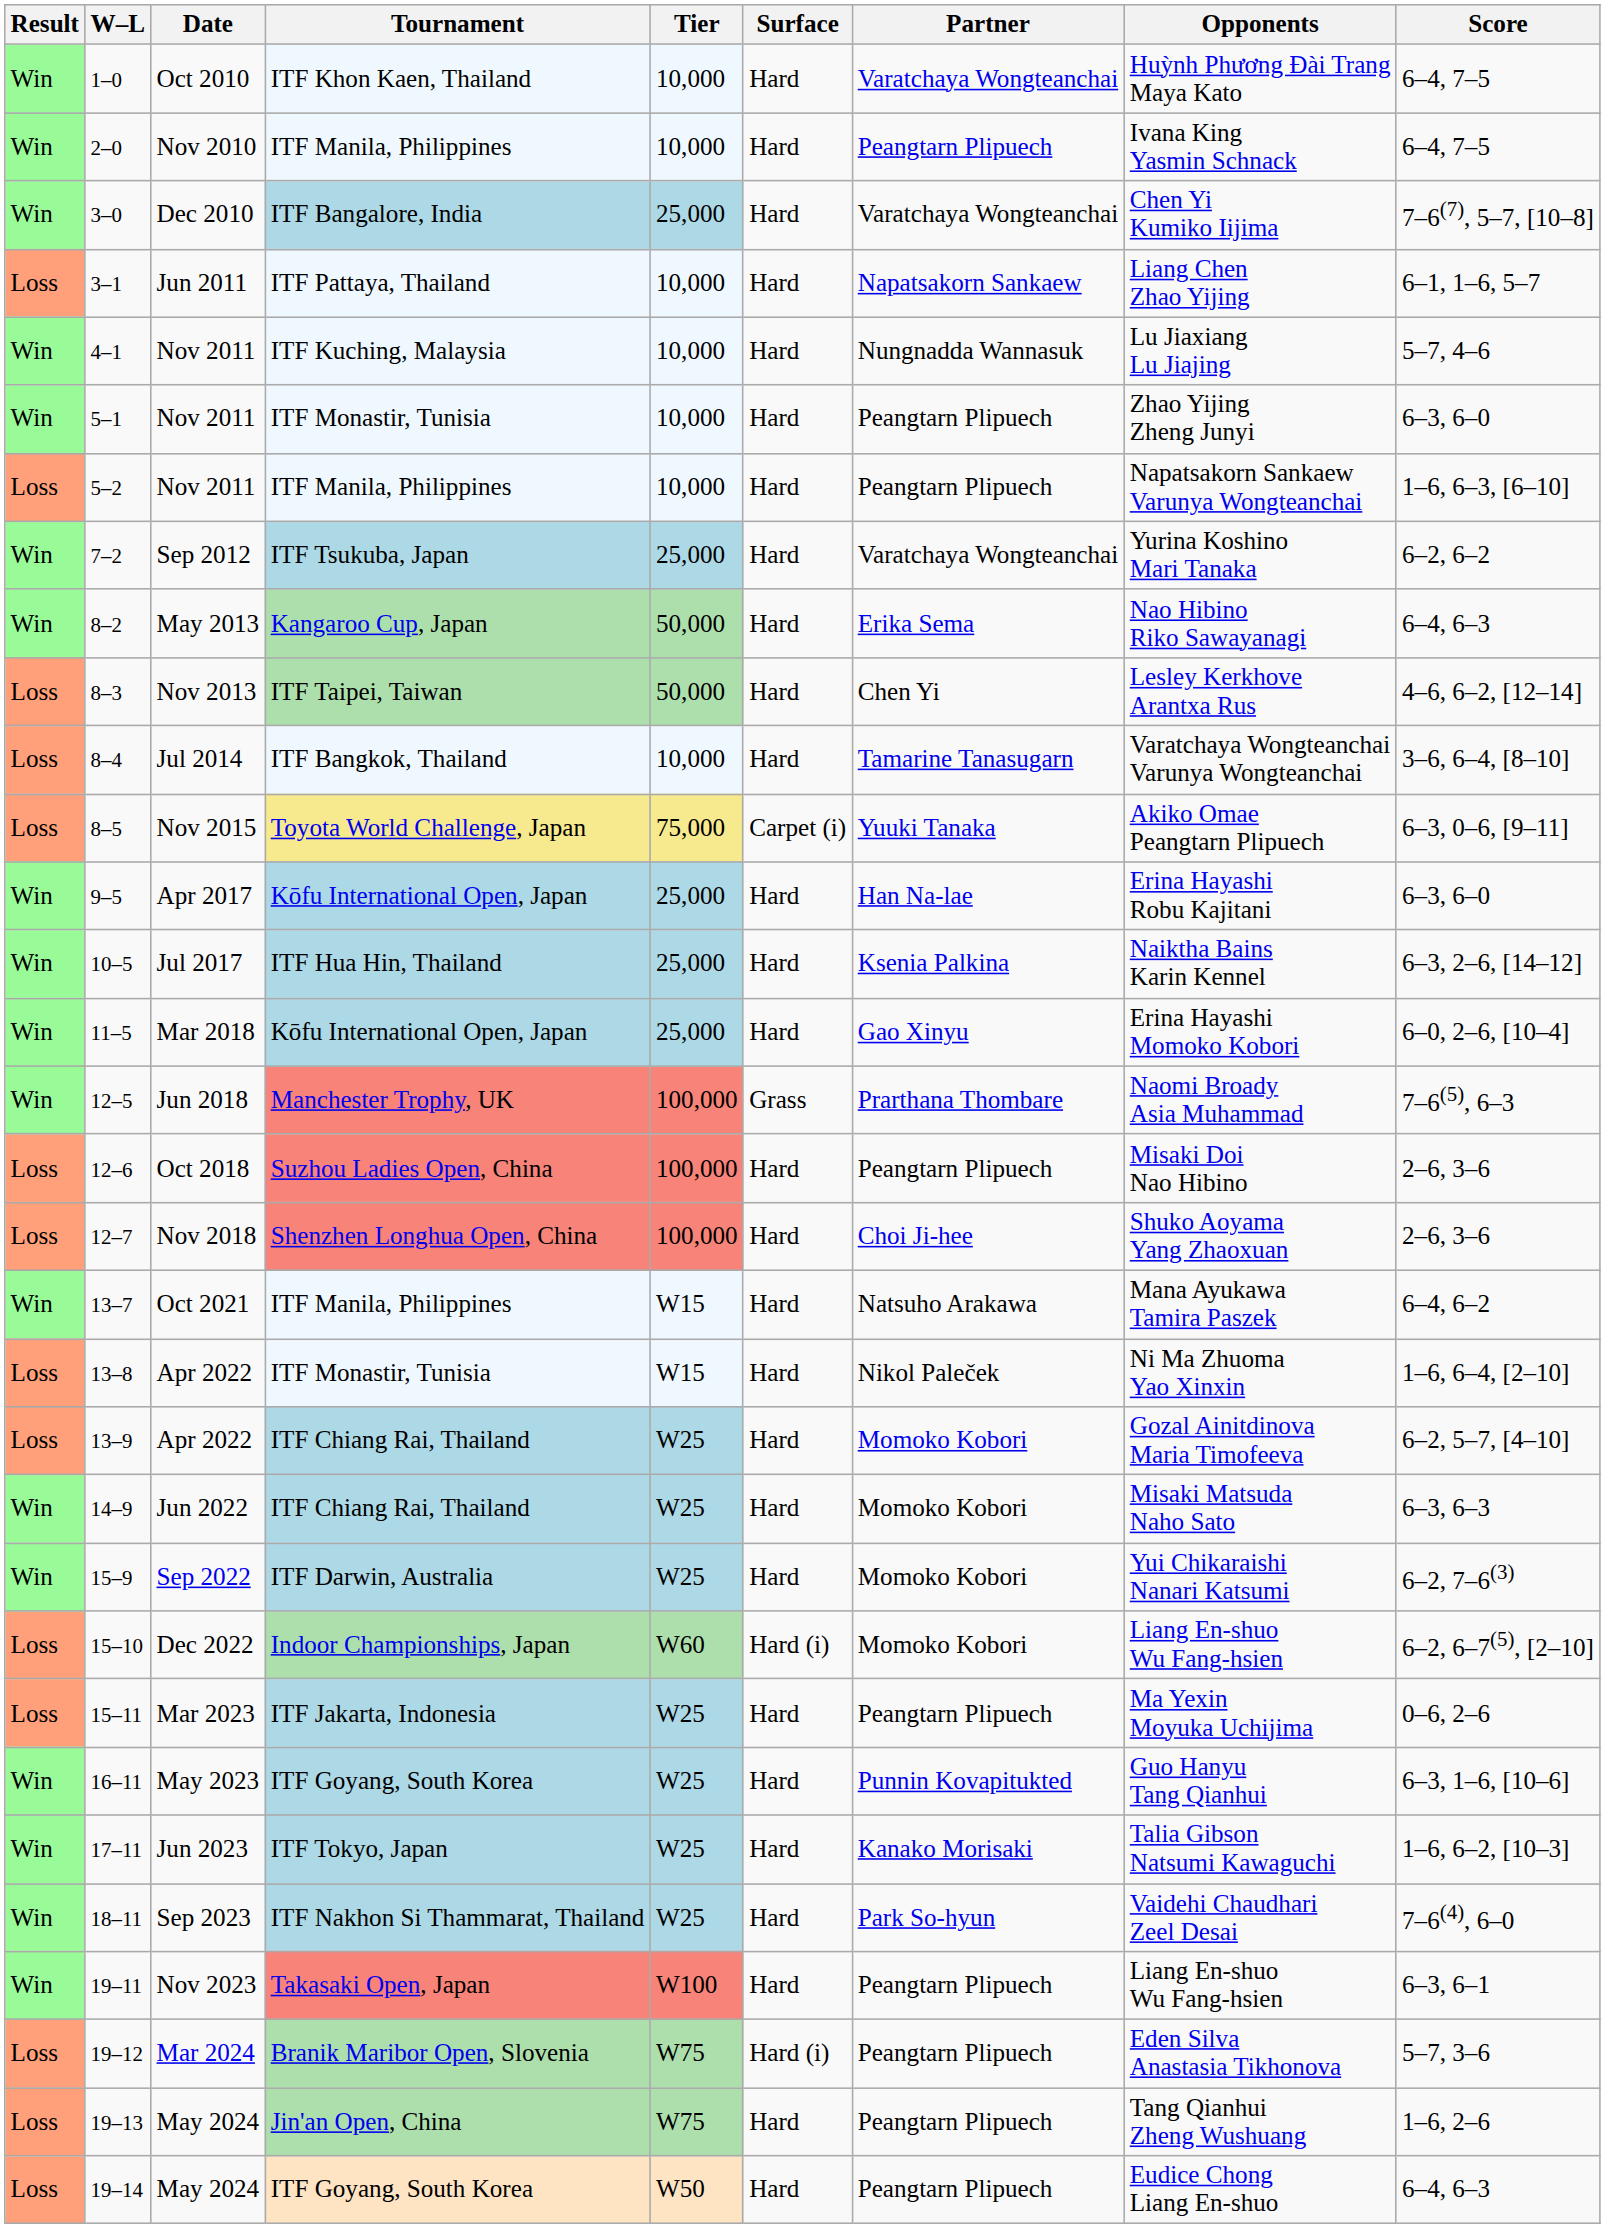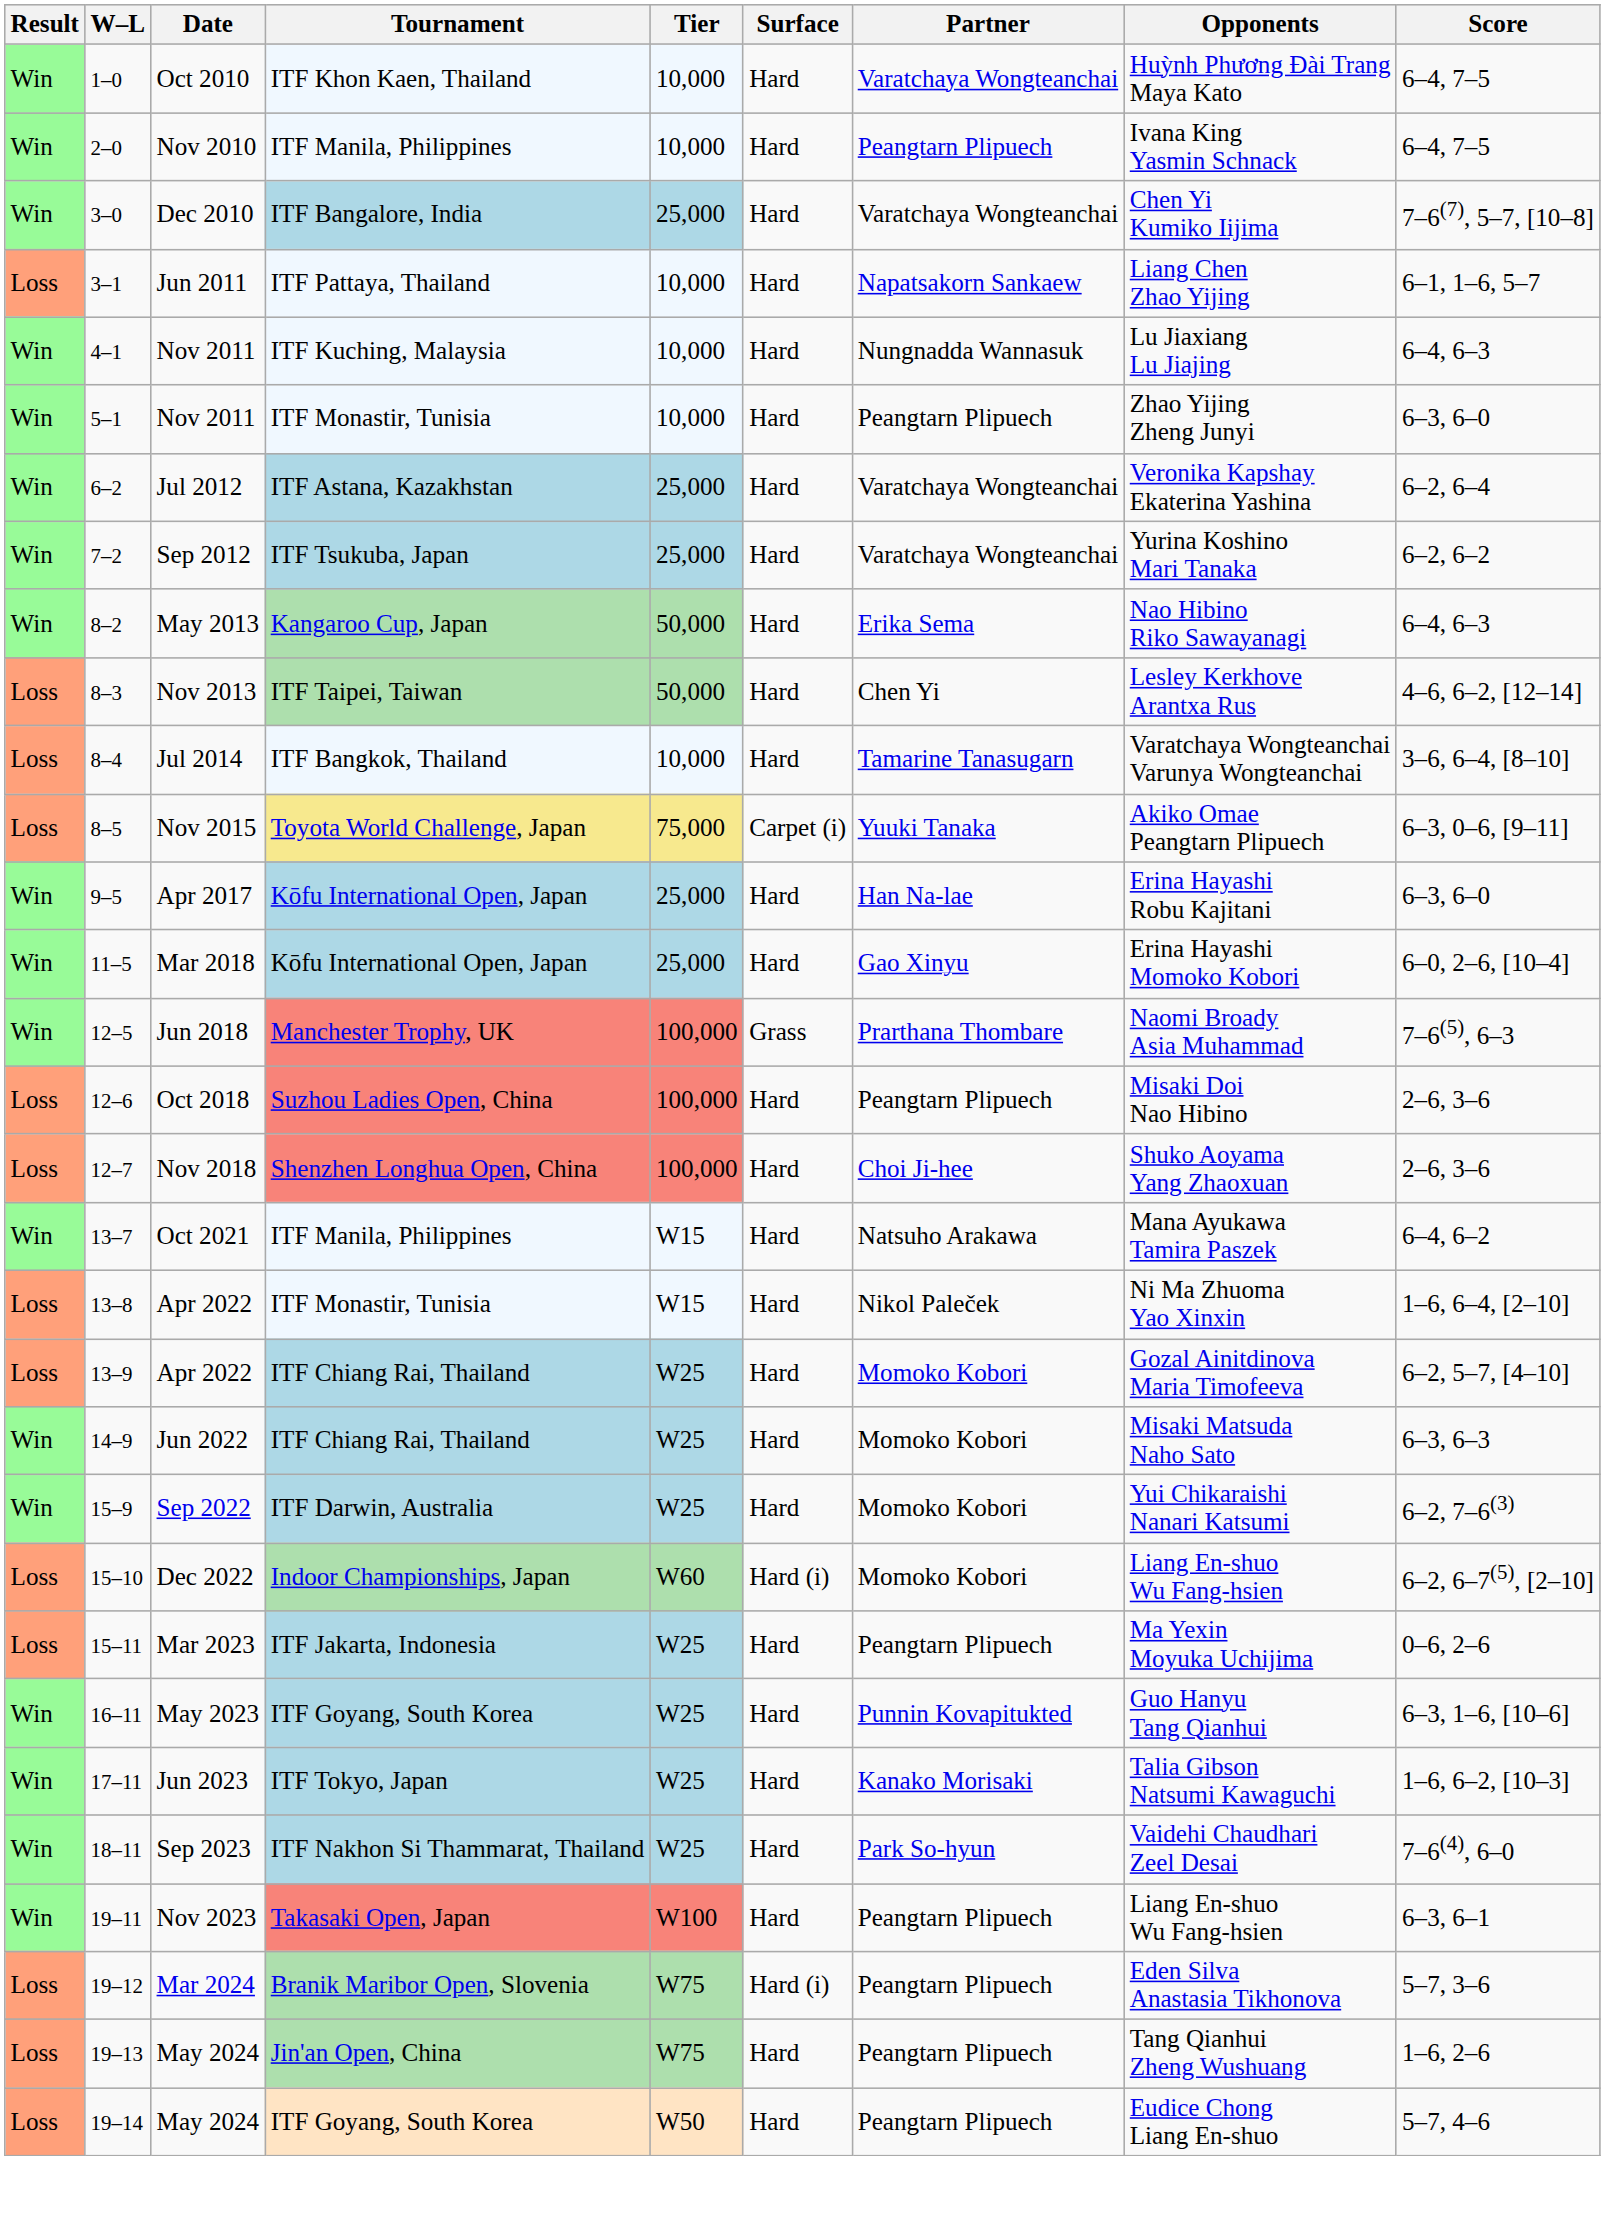(1446, 350) 5–7, 4–6 -> (1446, 350) 6–4, 6–3
- row: (106, 488)
+ row: (106, 488)
- row: (111, 965)
(1446, 2189) 6–4, 6–3 -> (1446, 2121) 5–7, 4–6
